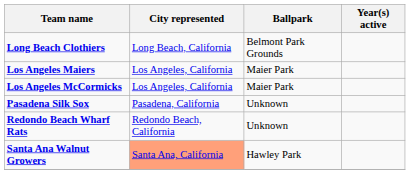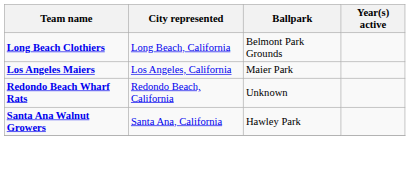- row: (64, 86)
- row: (48, 103)
(177, 154) lightsalmon background -> (177, 121) no background
